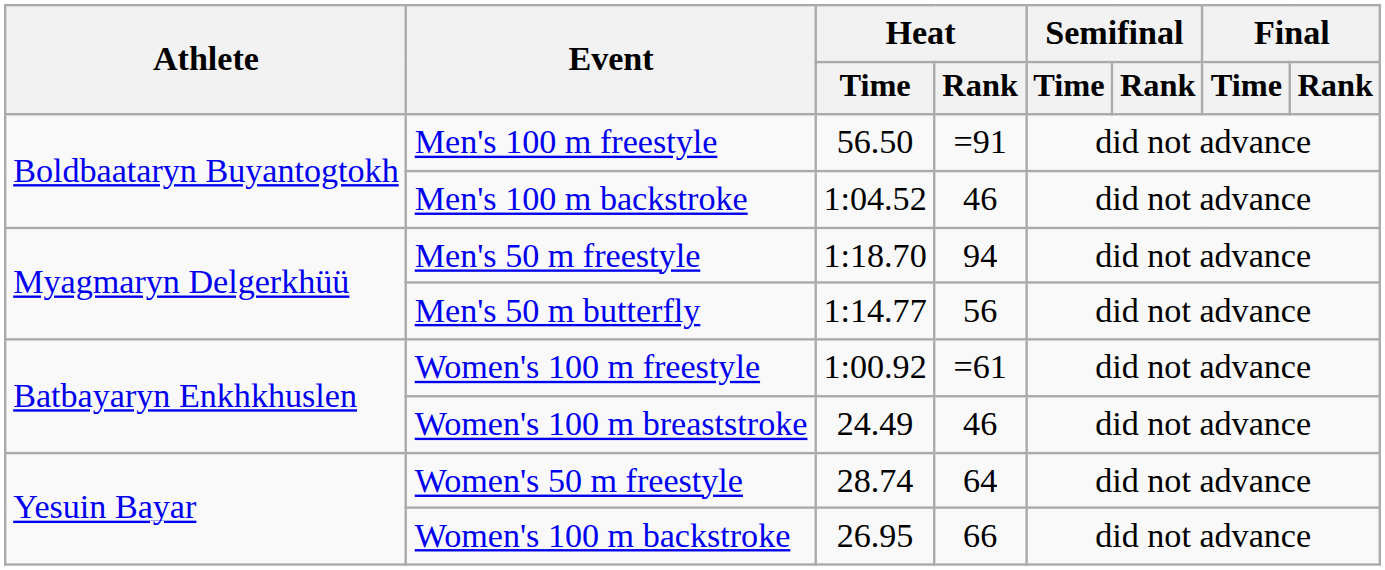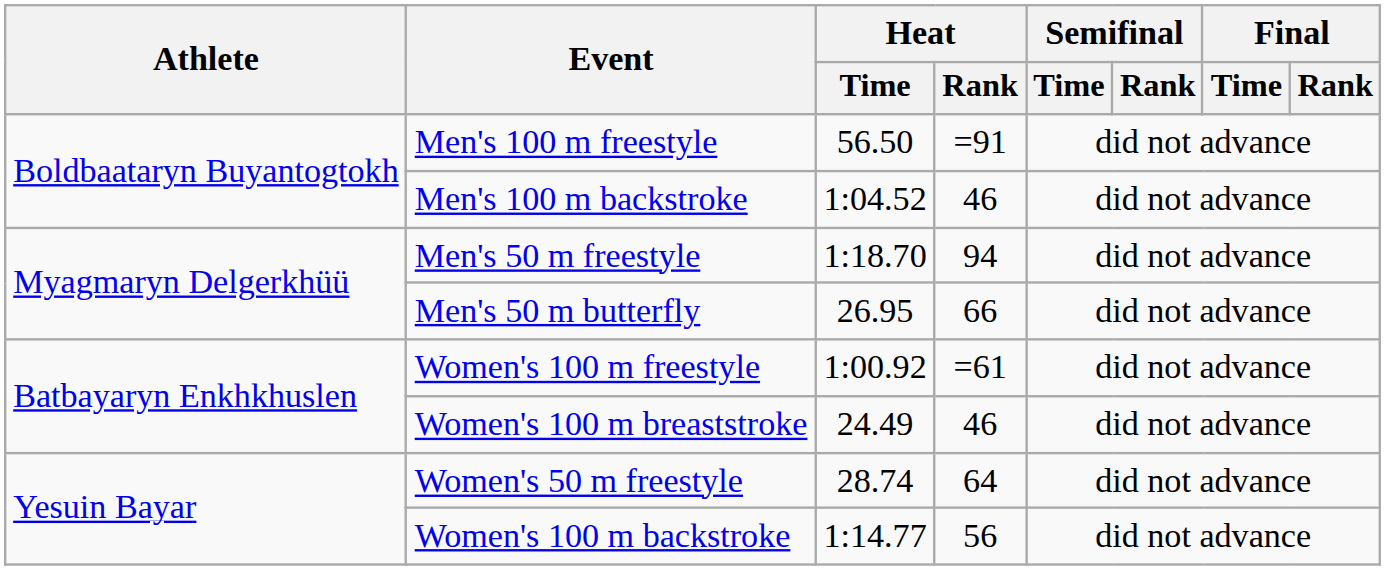(875, 311) 1:14.77 -> (875, 311) 26.95
(980, 311) 56 -> (980, 311) 66
(875, 536) 26.95 -> (875, 536) 1:14.77
(980, 536) 66 -> (980, 536) 56
